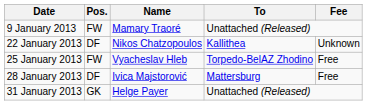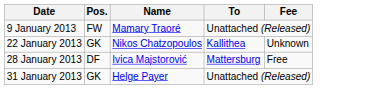(93, 44) DF -> (94, 44) GK
- row: (44, 60)
